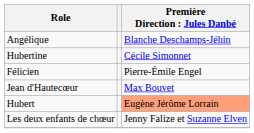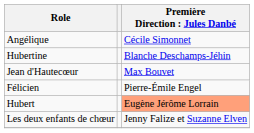(177, 39) Blanche Deschamps-Jéhin -> (157, 39) Cécile Simonnet
(157, 55) Cécile Simonnet -> (177, 55) Blanche Deschamps-Jéhin
rows swapped: (23, 71) <-> (42, 87)
